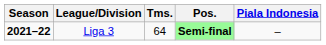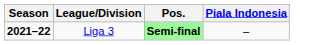- column: (160, 13)
